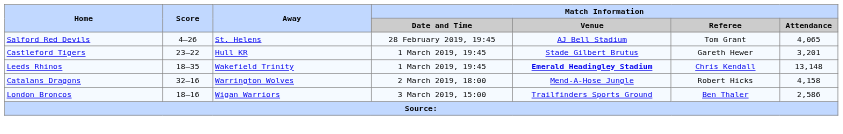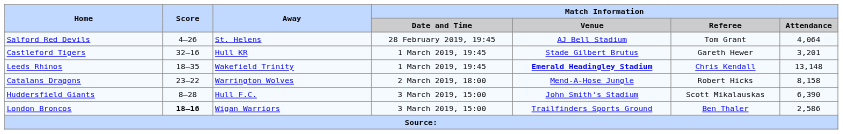(809, 39) 4,065 -> (809, 39) 4,064
(188, 53) 23–22 -> (188, 53) 32–16
(188, 81) 32–16 -> (188, 81) 23–22
(809, 81) 4,158 -> (809, 81) 8,158
+ row: (51, 94)
(188, 94) normal -> (188, 108) bold
